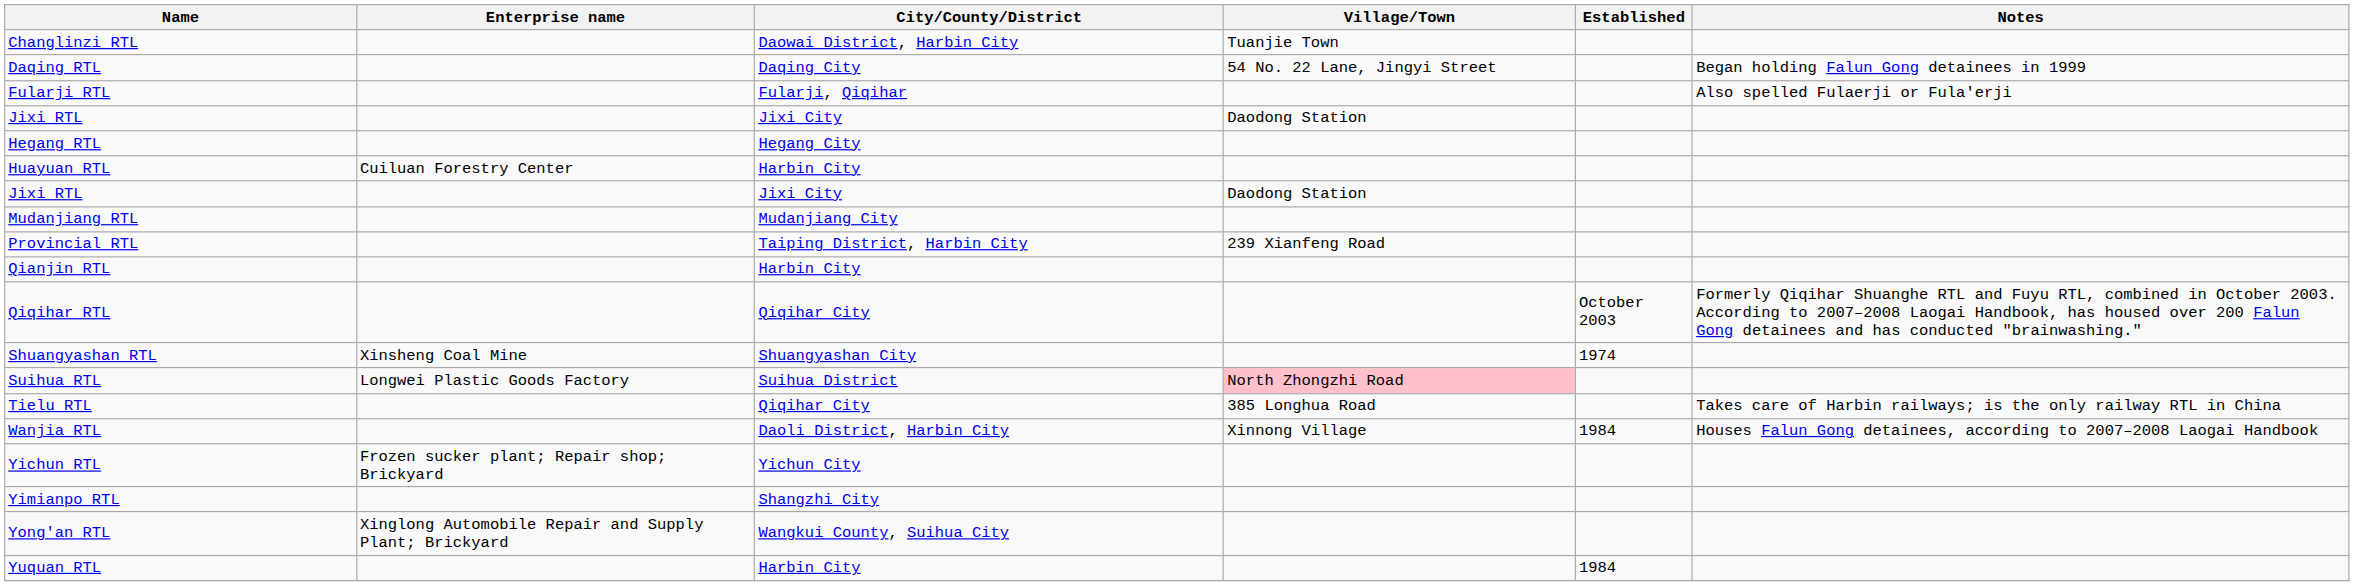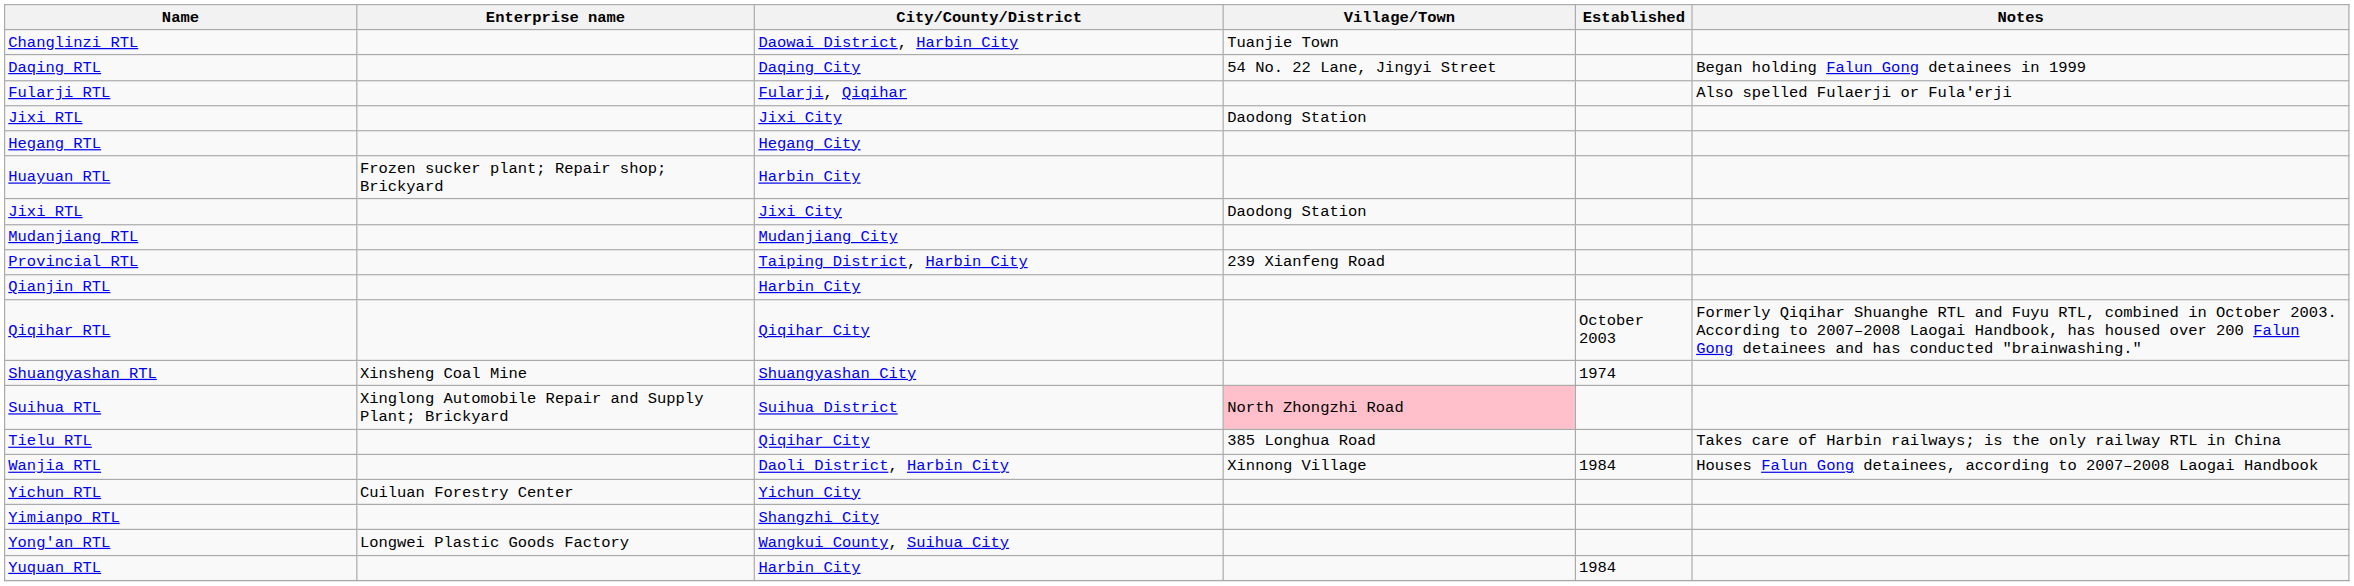(467, 168) Cuiluan Forestry Center -> (513, 177) Frozen sucker plant; Repair shop; Brickyard
(495, 381) Longwei Plastic Goods Factory -> (532, 407) Xinglong Automobile Repair and Supply Plant; Brickyard
(513, 465) Frozen sucker plant; Repair shop; Brickyard -> (467, 492) Cuiluan Forestry Center
(532, 534) Xinglong Automobile Repair and Supply Plant; Brickyard -> (495, 542) Longwei Plastic Goods Factory
